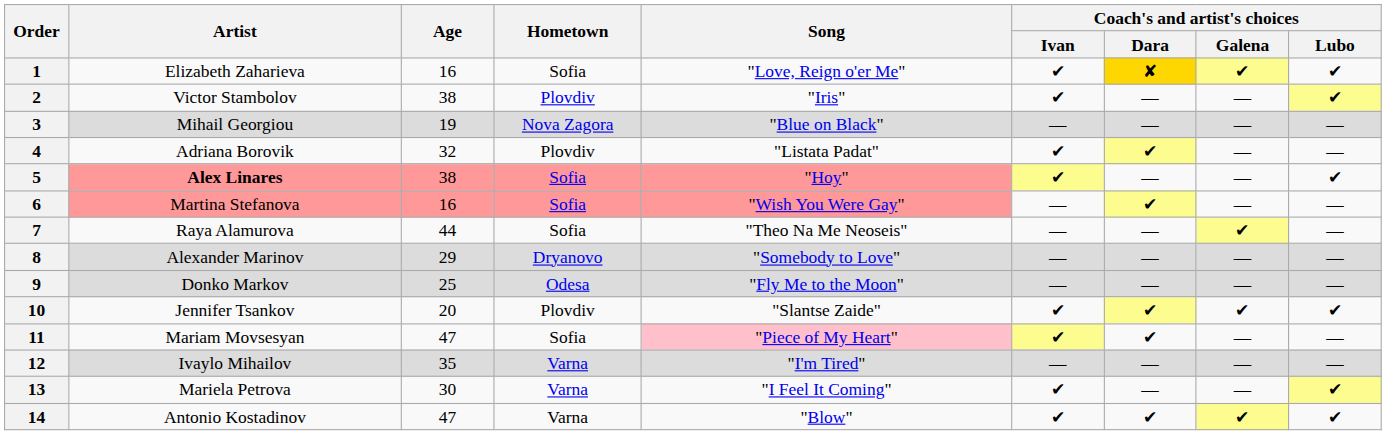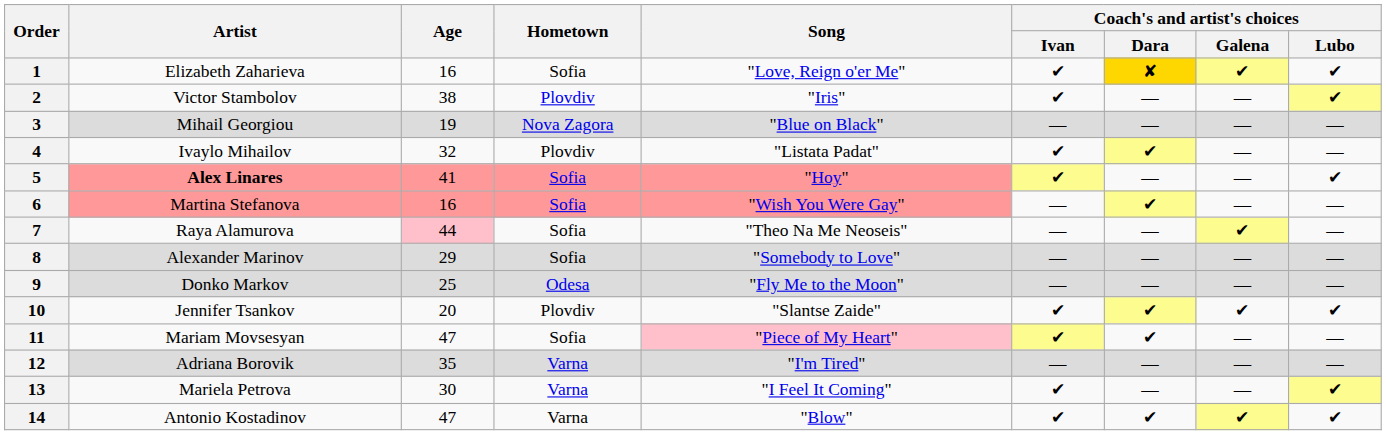(235, 151) Adriana Borovik -> (235, 151) Ivaylo Mihailov
(448, 177) 38 -> (448, 177) 41
(448, 230) no background -> (448, 230) pink background
(568, 257) Dryanovo -> (568, 257) Sofia
(235, 363) Ivaylo Mihailov -> (235, 363) Adriana Borovik
